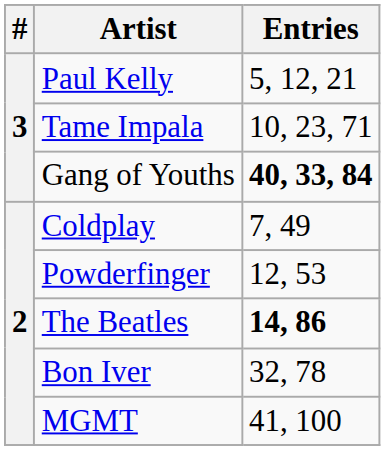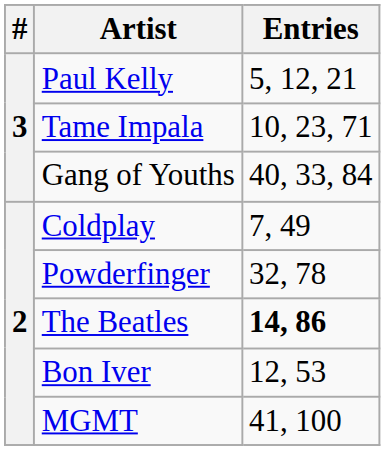(311, 175) bold -> (311, 175) normal
(288, 273) 12, 53 -> (288, 273) 32, 78
(288, 371) 32, 78 -> (288, 371) 12, 53
